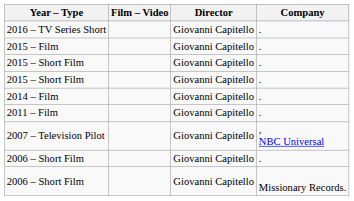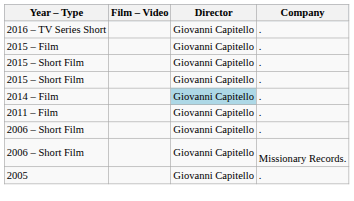(214, 96) no background -> (214, 96) lightblue background
- row: (56, 136)
+ row: (17, 175)
